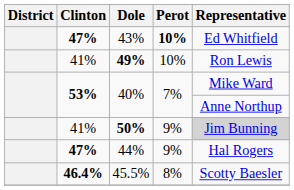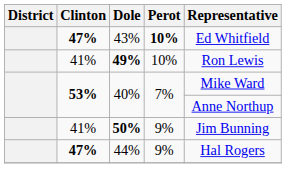(241, 128) lightgrey background -> (233, 128) no background
- row: (83, 173)
